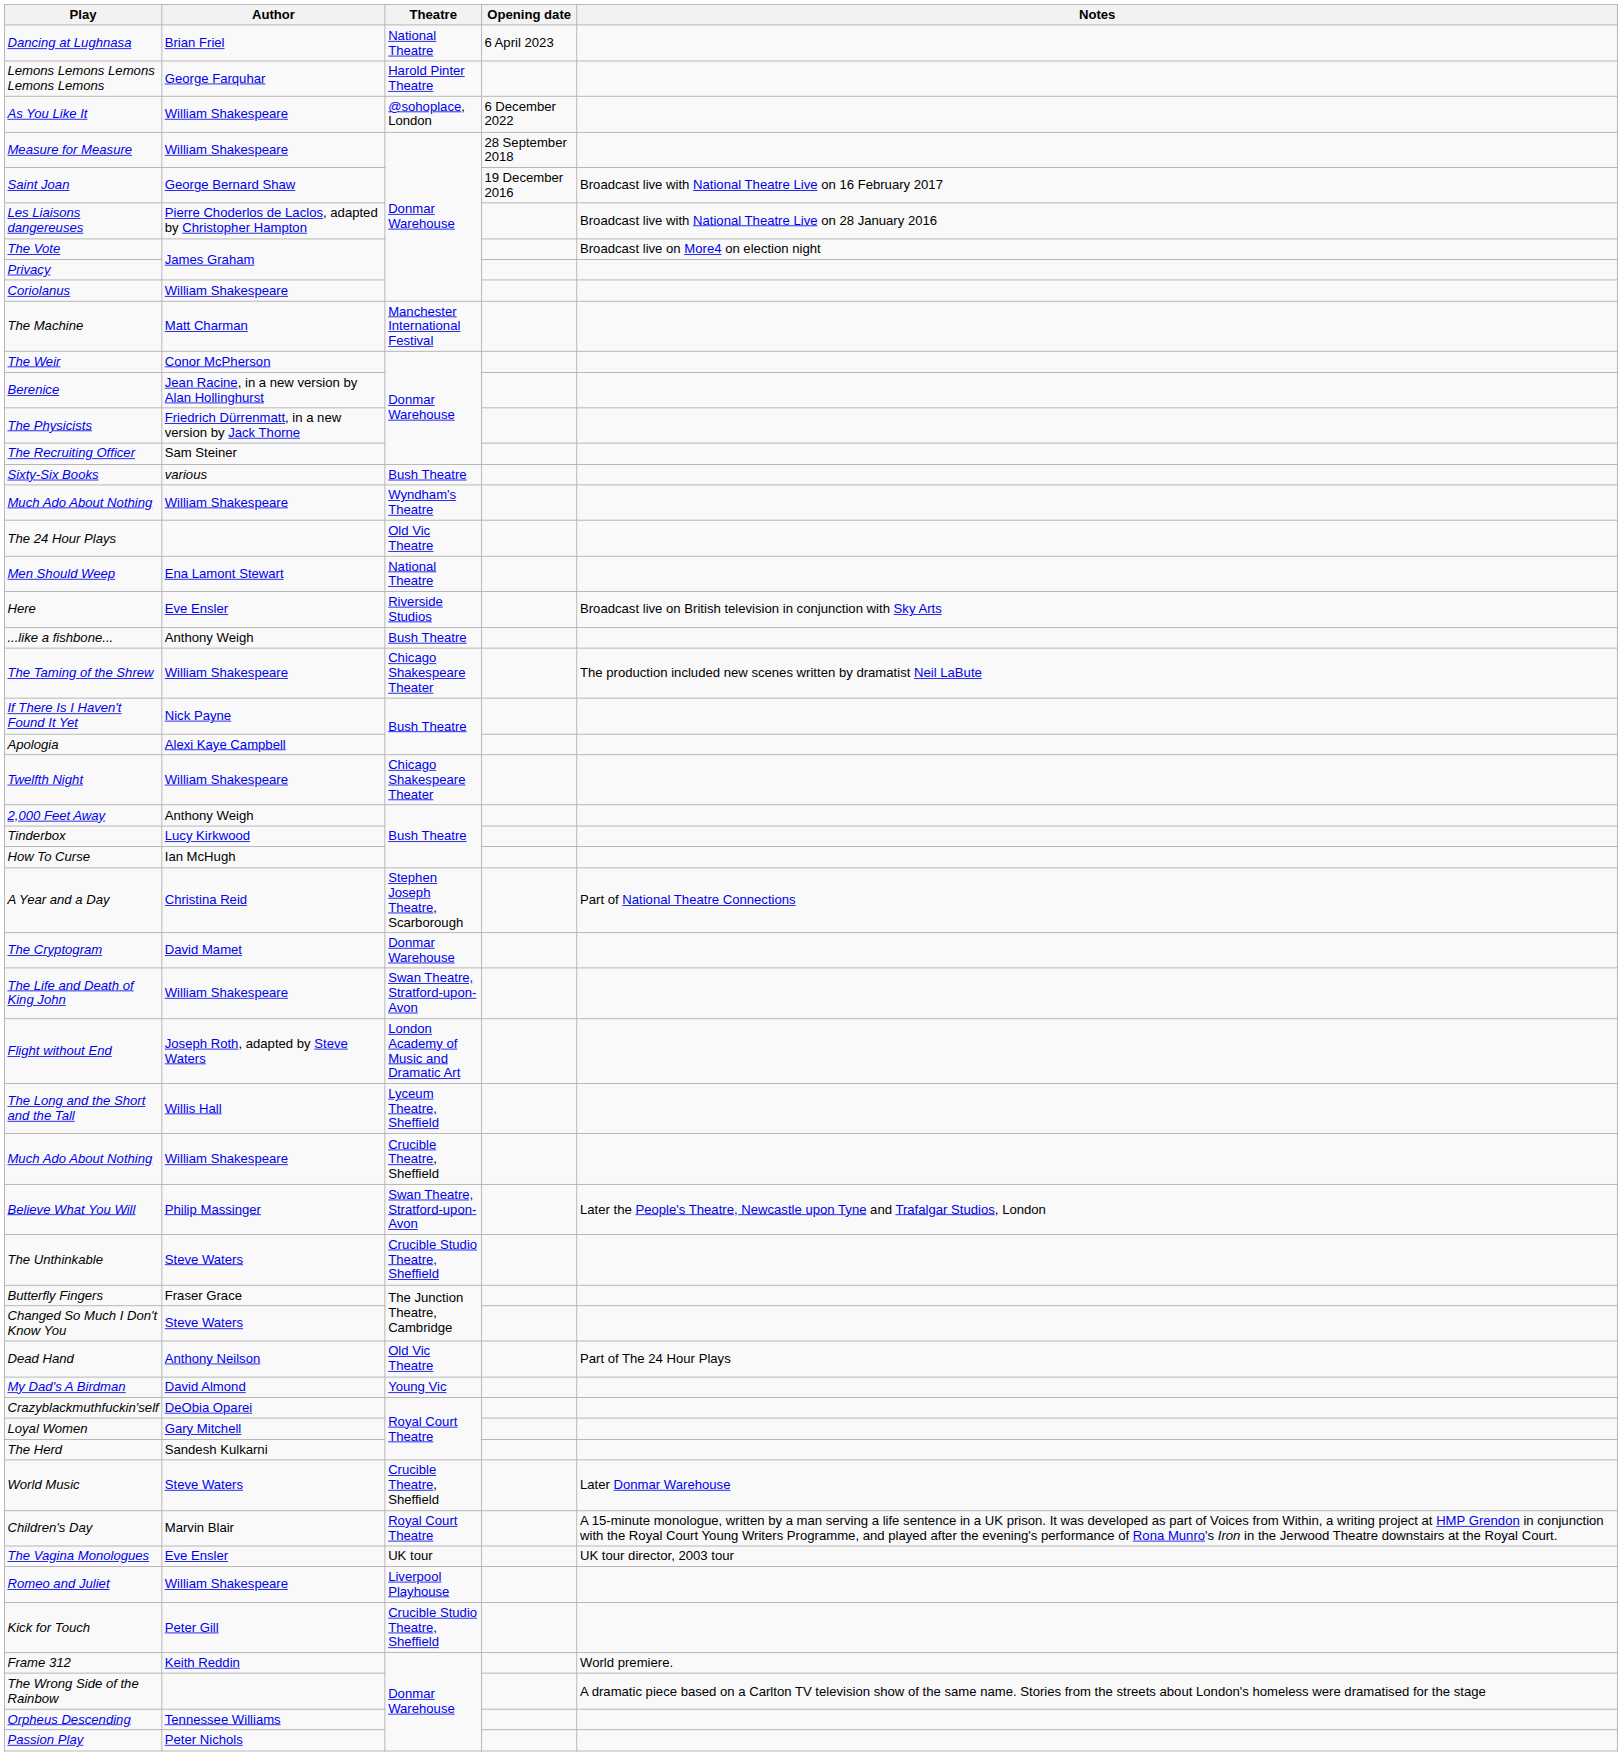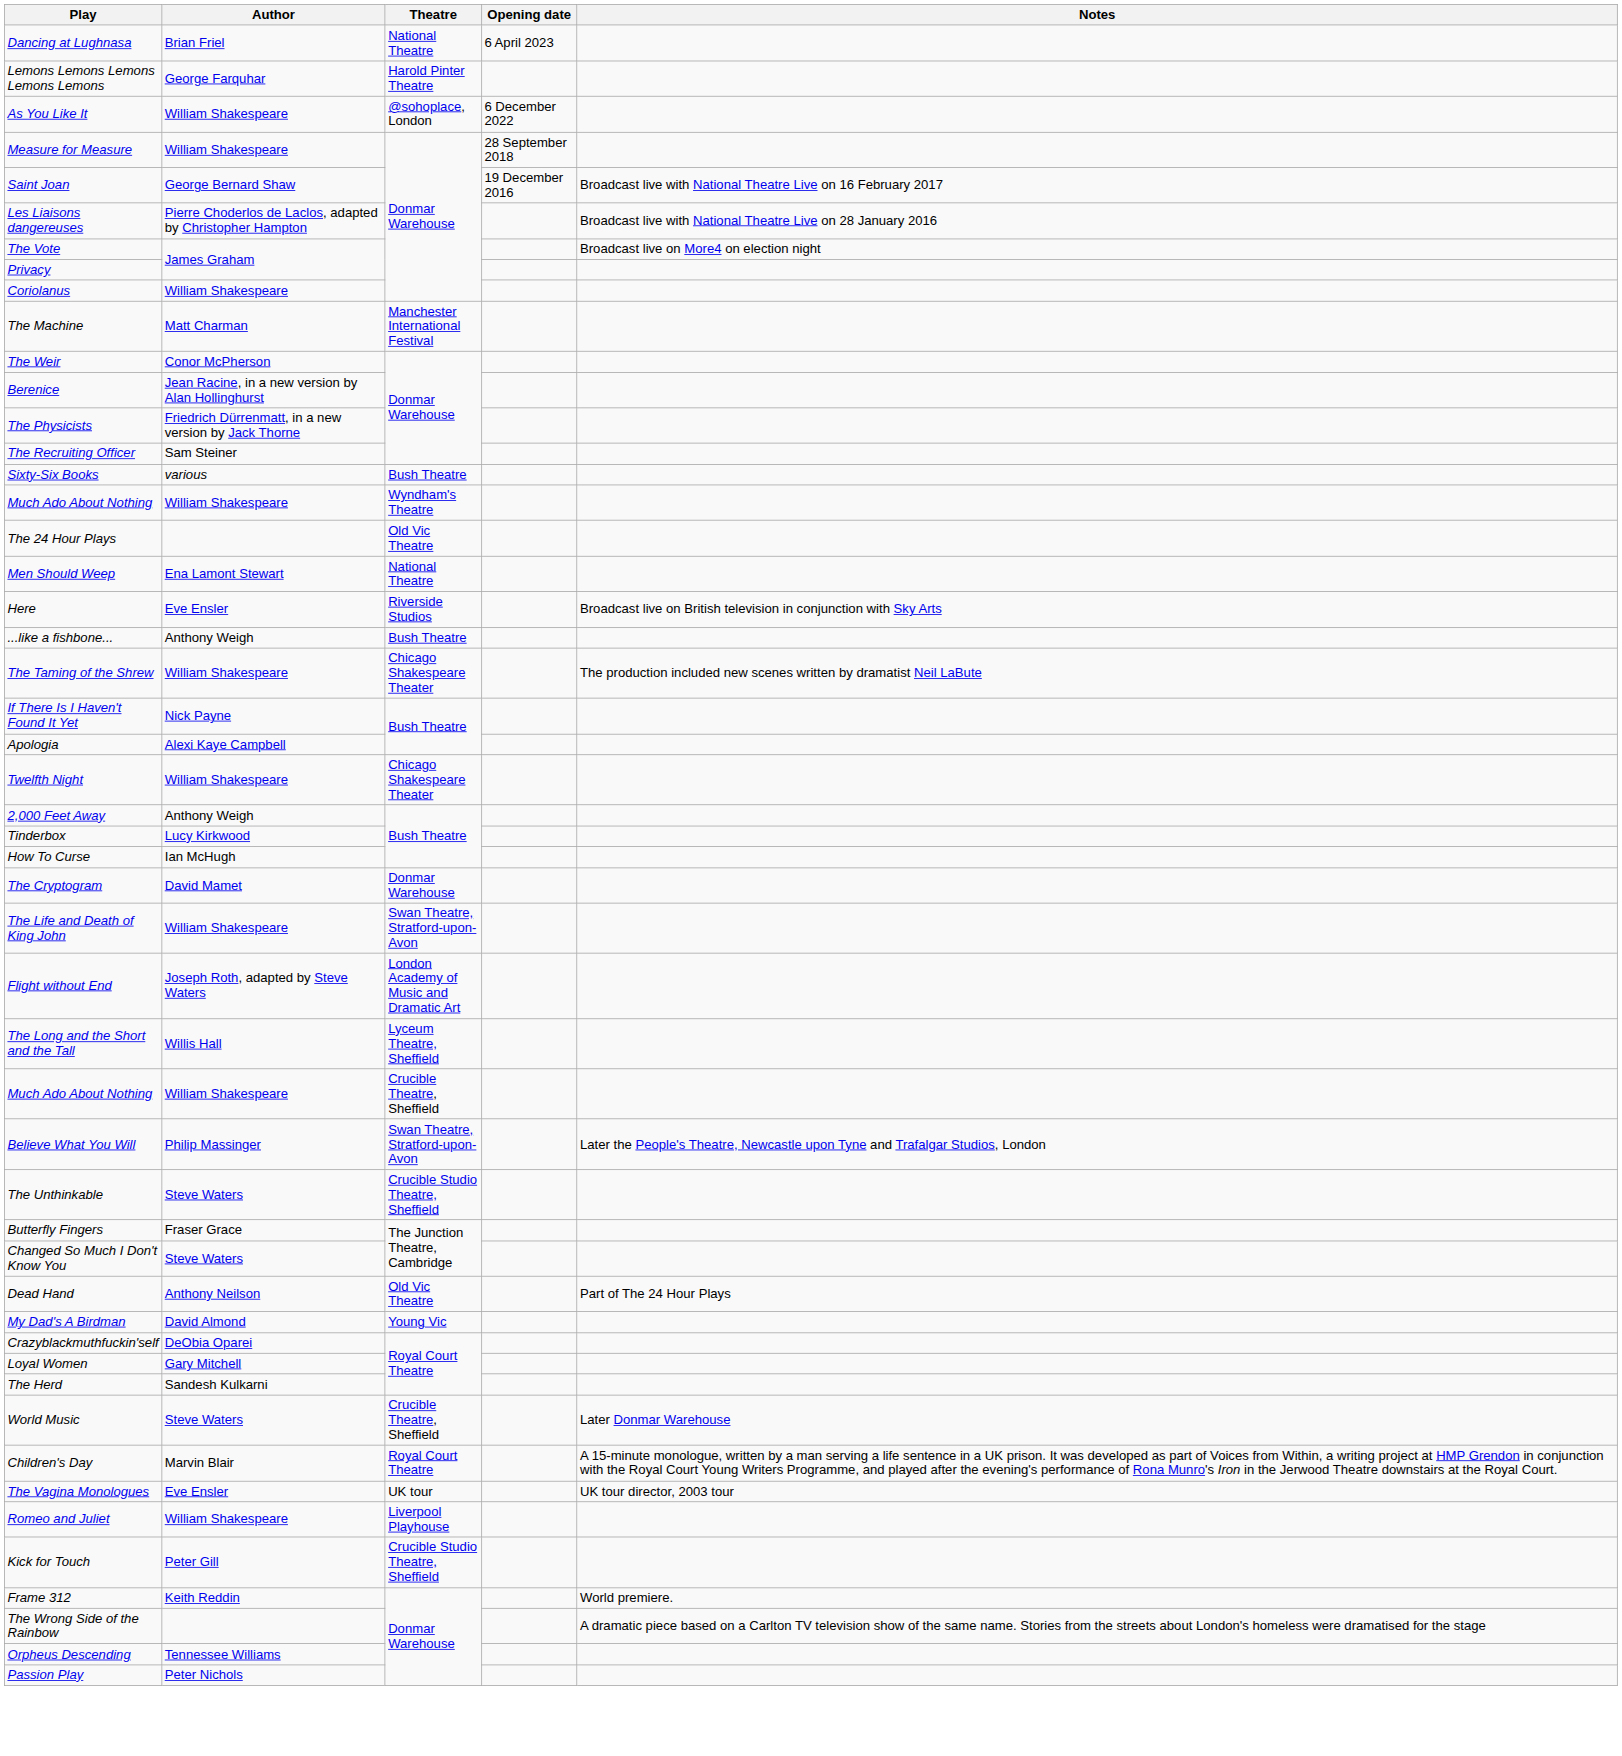- row: (58, 900)
